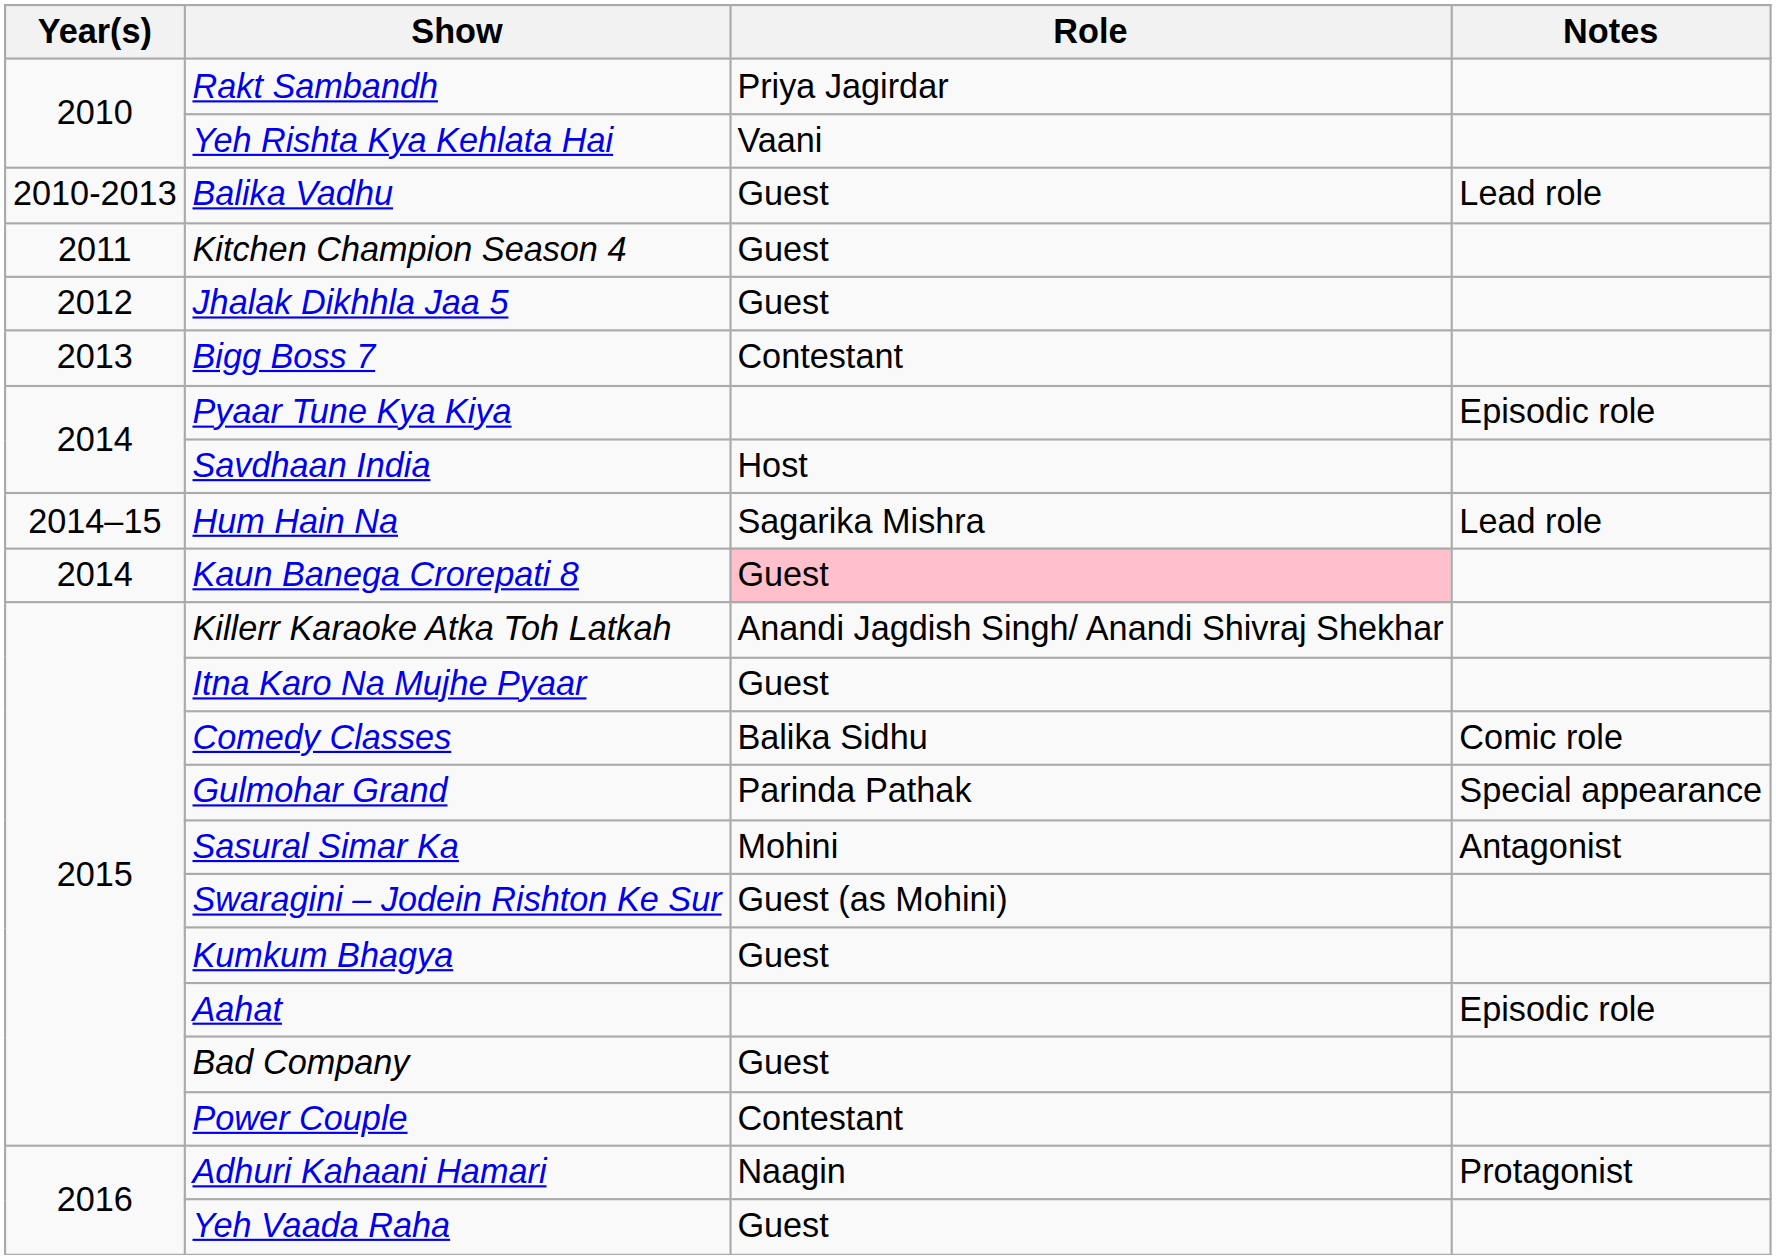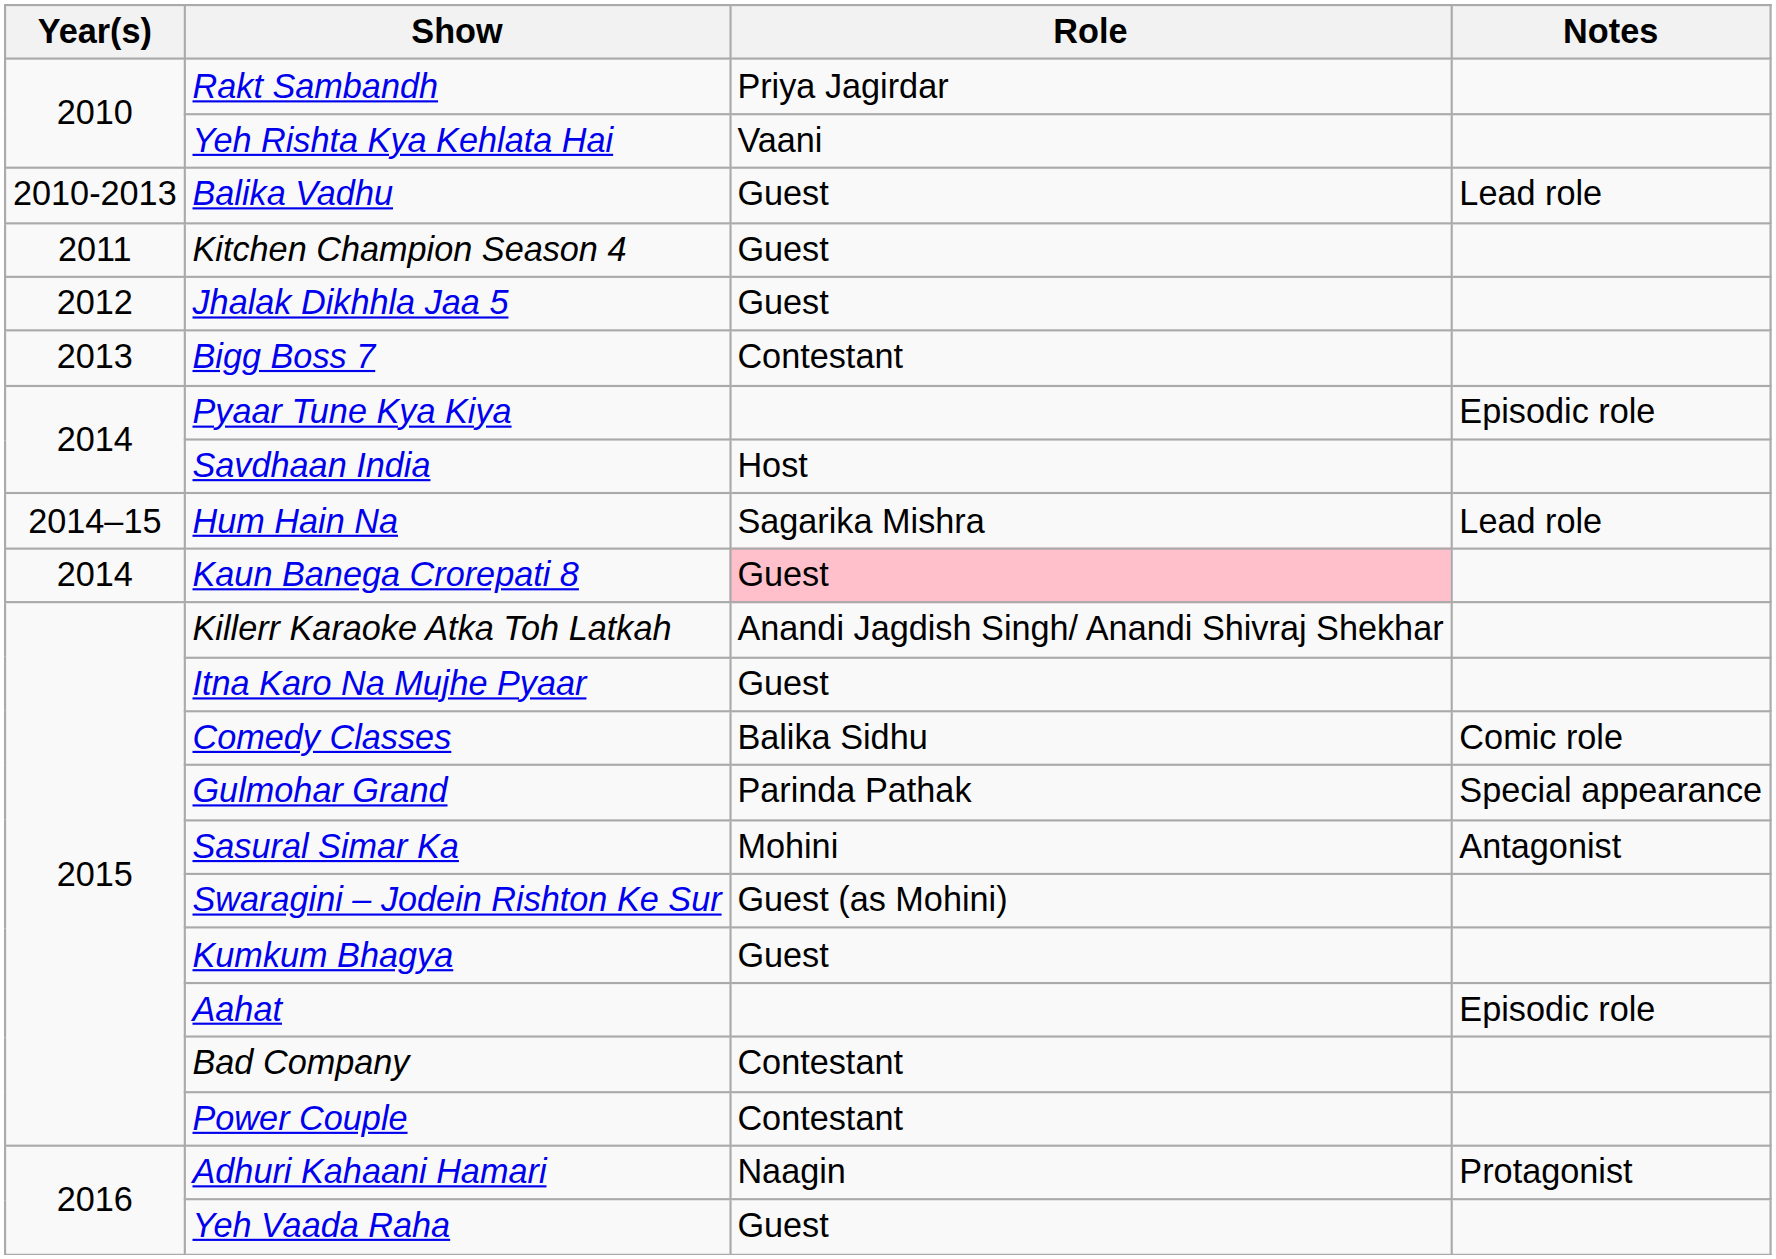(783, 1063) Guest -> (820, 1063) Contestant
